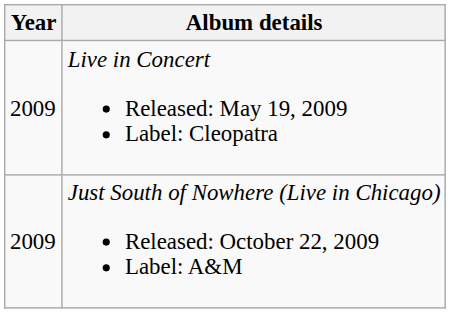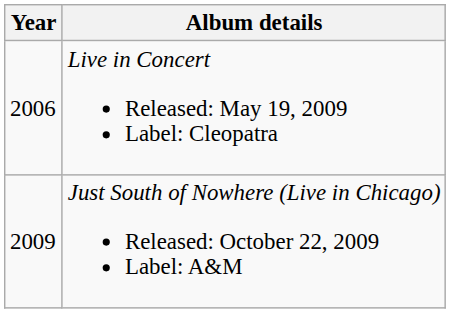(33, 107) 2009 -> (33, 107) 2006
